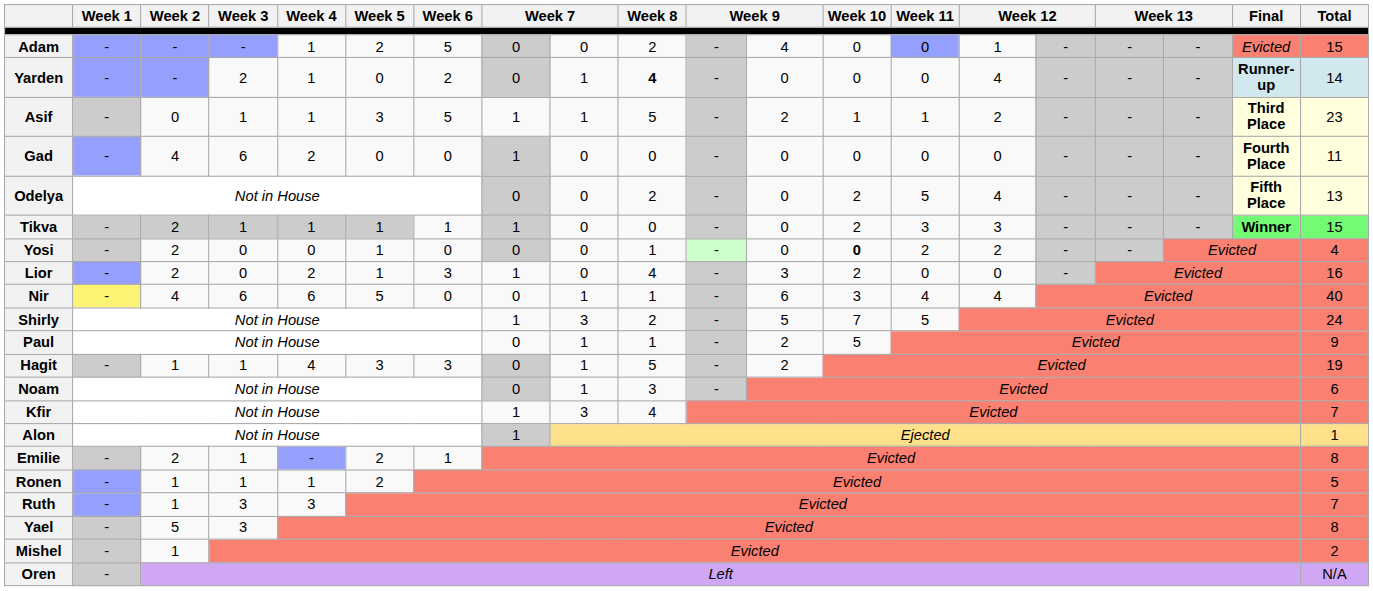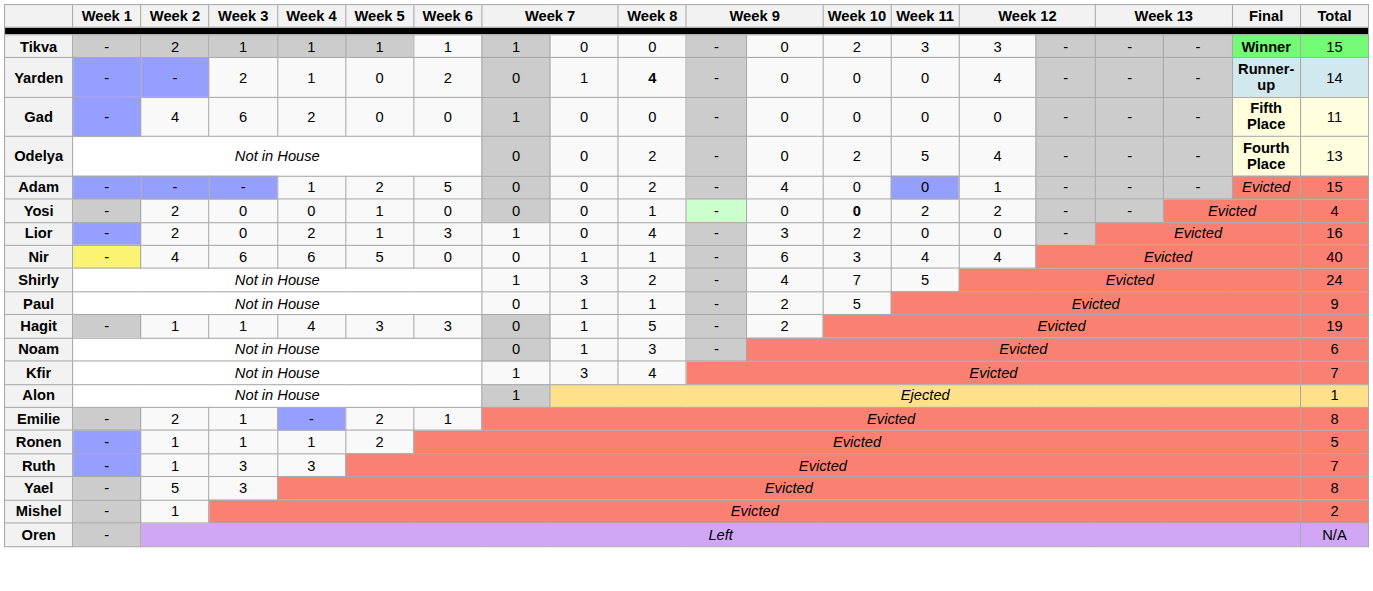rows swapped: (39, 226) <-> (39, 46)
- row: (39, 116)
(1266, 156) Fourth Place -> (1266, 116) Fifth Place
(1266, 195) Fifth Place -> (1266, 156) Fourth Place
(785, 319) 5 -> (785, 280) 4
